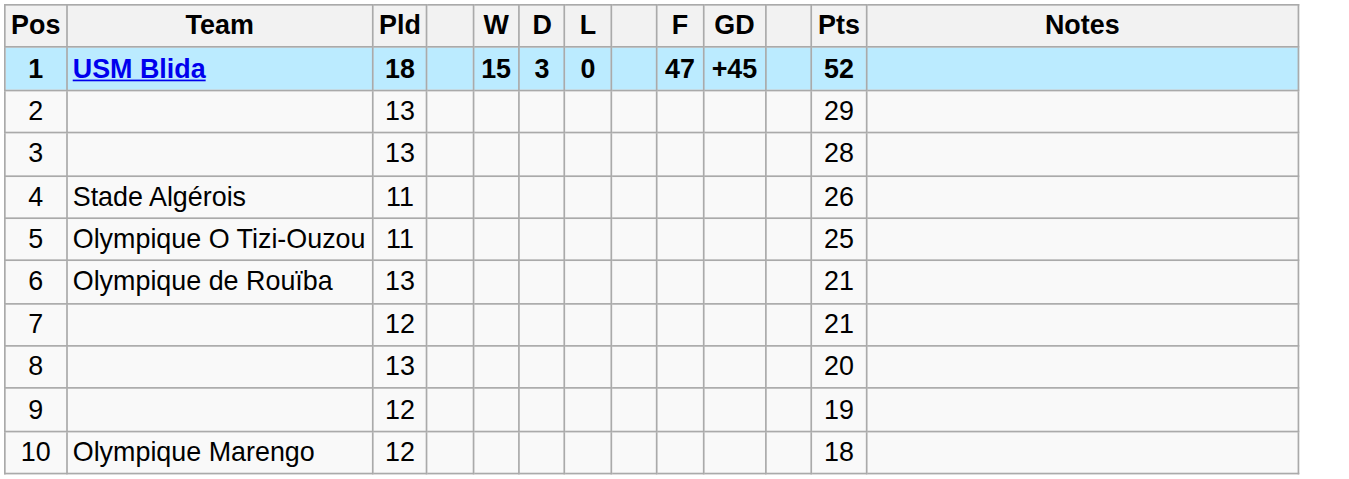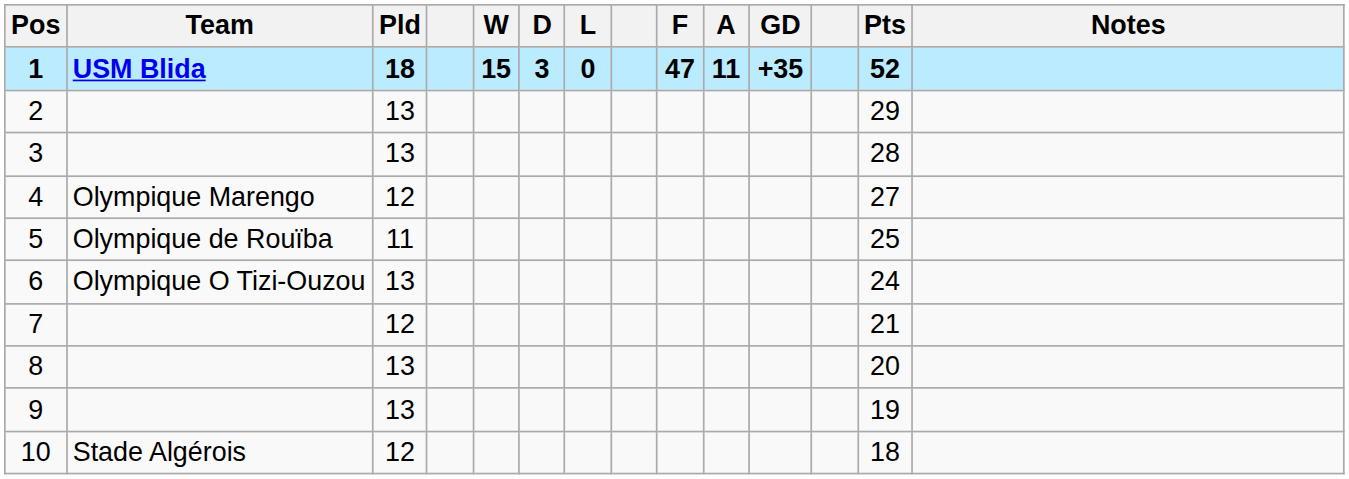+ column: (726, 25)
(734, 68) +45 -> (780, 68) +35
(159, 196) Stade Algérois -> (194, 196) Olympique Marengo
(400, 196) 11 -> (400, 196) 12
(839, 196) 26 -> (885, 196) 27
(219, 238) Olympique O Tizi-Ouzou -> (203, 238) Olympique de Rouïba
(203, 281) Olympique de Rouïba -> (219, 281) Olympique O Tizi-Ouzou
(839, 281) 21 -> (885, 281) 24
(400, 409) 12 -> (400, 409) 13
(194, 452) Olympique Marengo -> (159, 452) Stade Algérois
